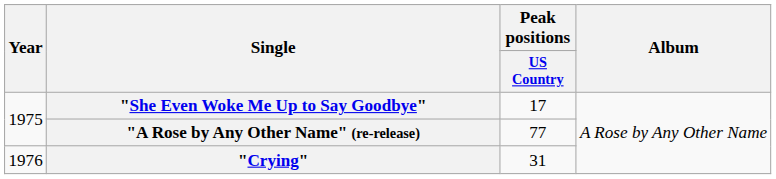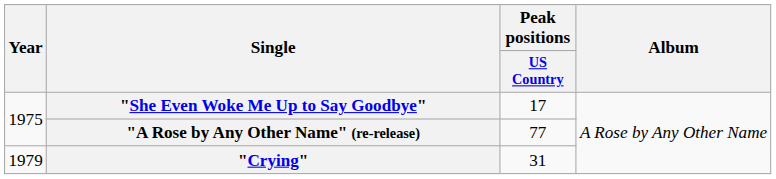(26, 159) 1976 -> (26, 159) 1979
